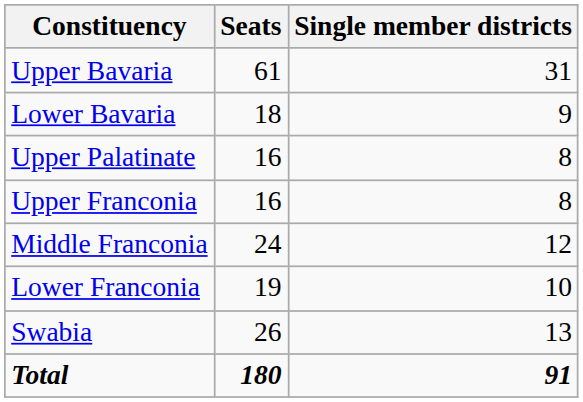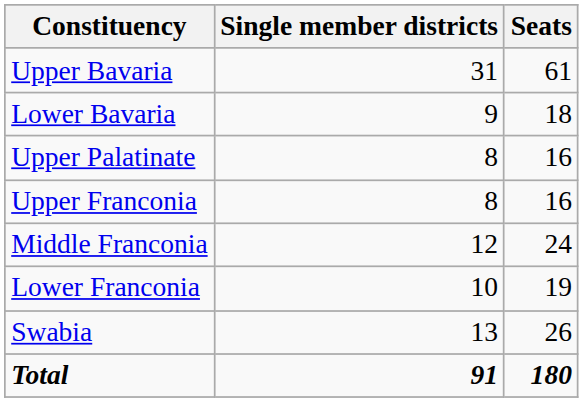columns swapped: (251, 26) <-> (433, 26)
